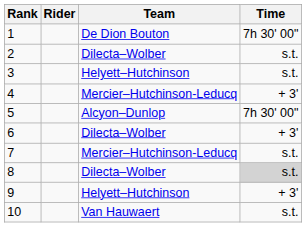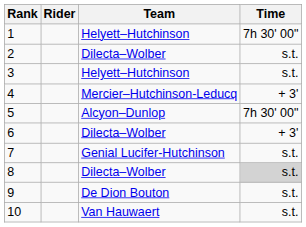(125, 34) De Dion Bouton -> (135, 34) Helyett–Hutchinson
(159, 152) Mercier–Hutchinson-Leducq -> (153, 152) Genial Lucifer-Hutchinson
(135, 192) Helyett–Hutchinson -> (125, 192) De Dion Bouton
(288, 192) + 3' -> (290, 192) s.t.
